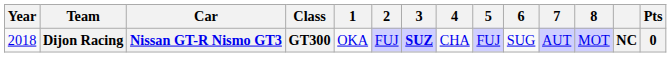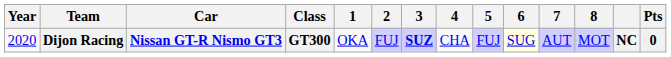(22, 40) 2018 -> (22, 40) 2020
(521, 40) no background -> (521, 40) lightyellow background
